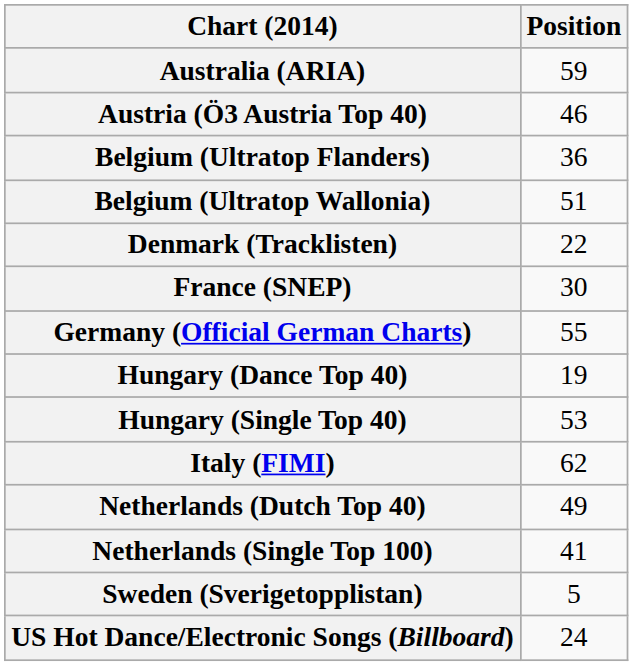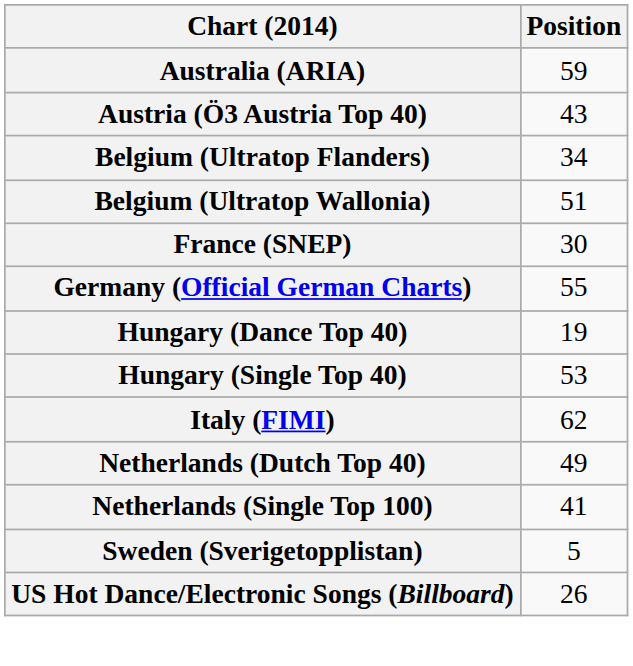(574, 113) 46 -> (574, 113) 43
(574, 157) 36 -> (574, 157) 34
- row: (262, 244)
(574, 637) 24 -> (574, 593) 26
